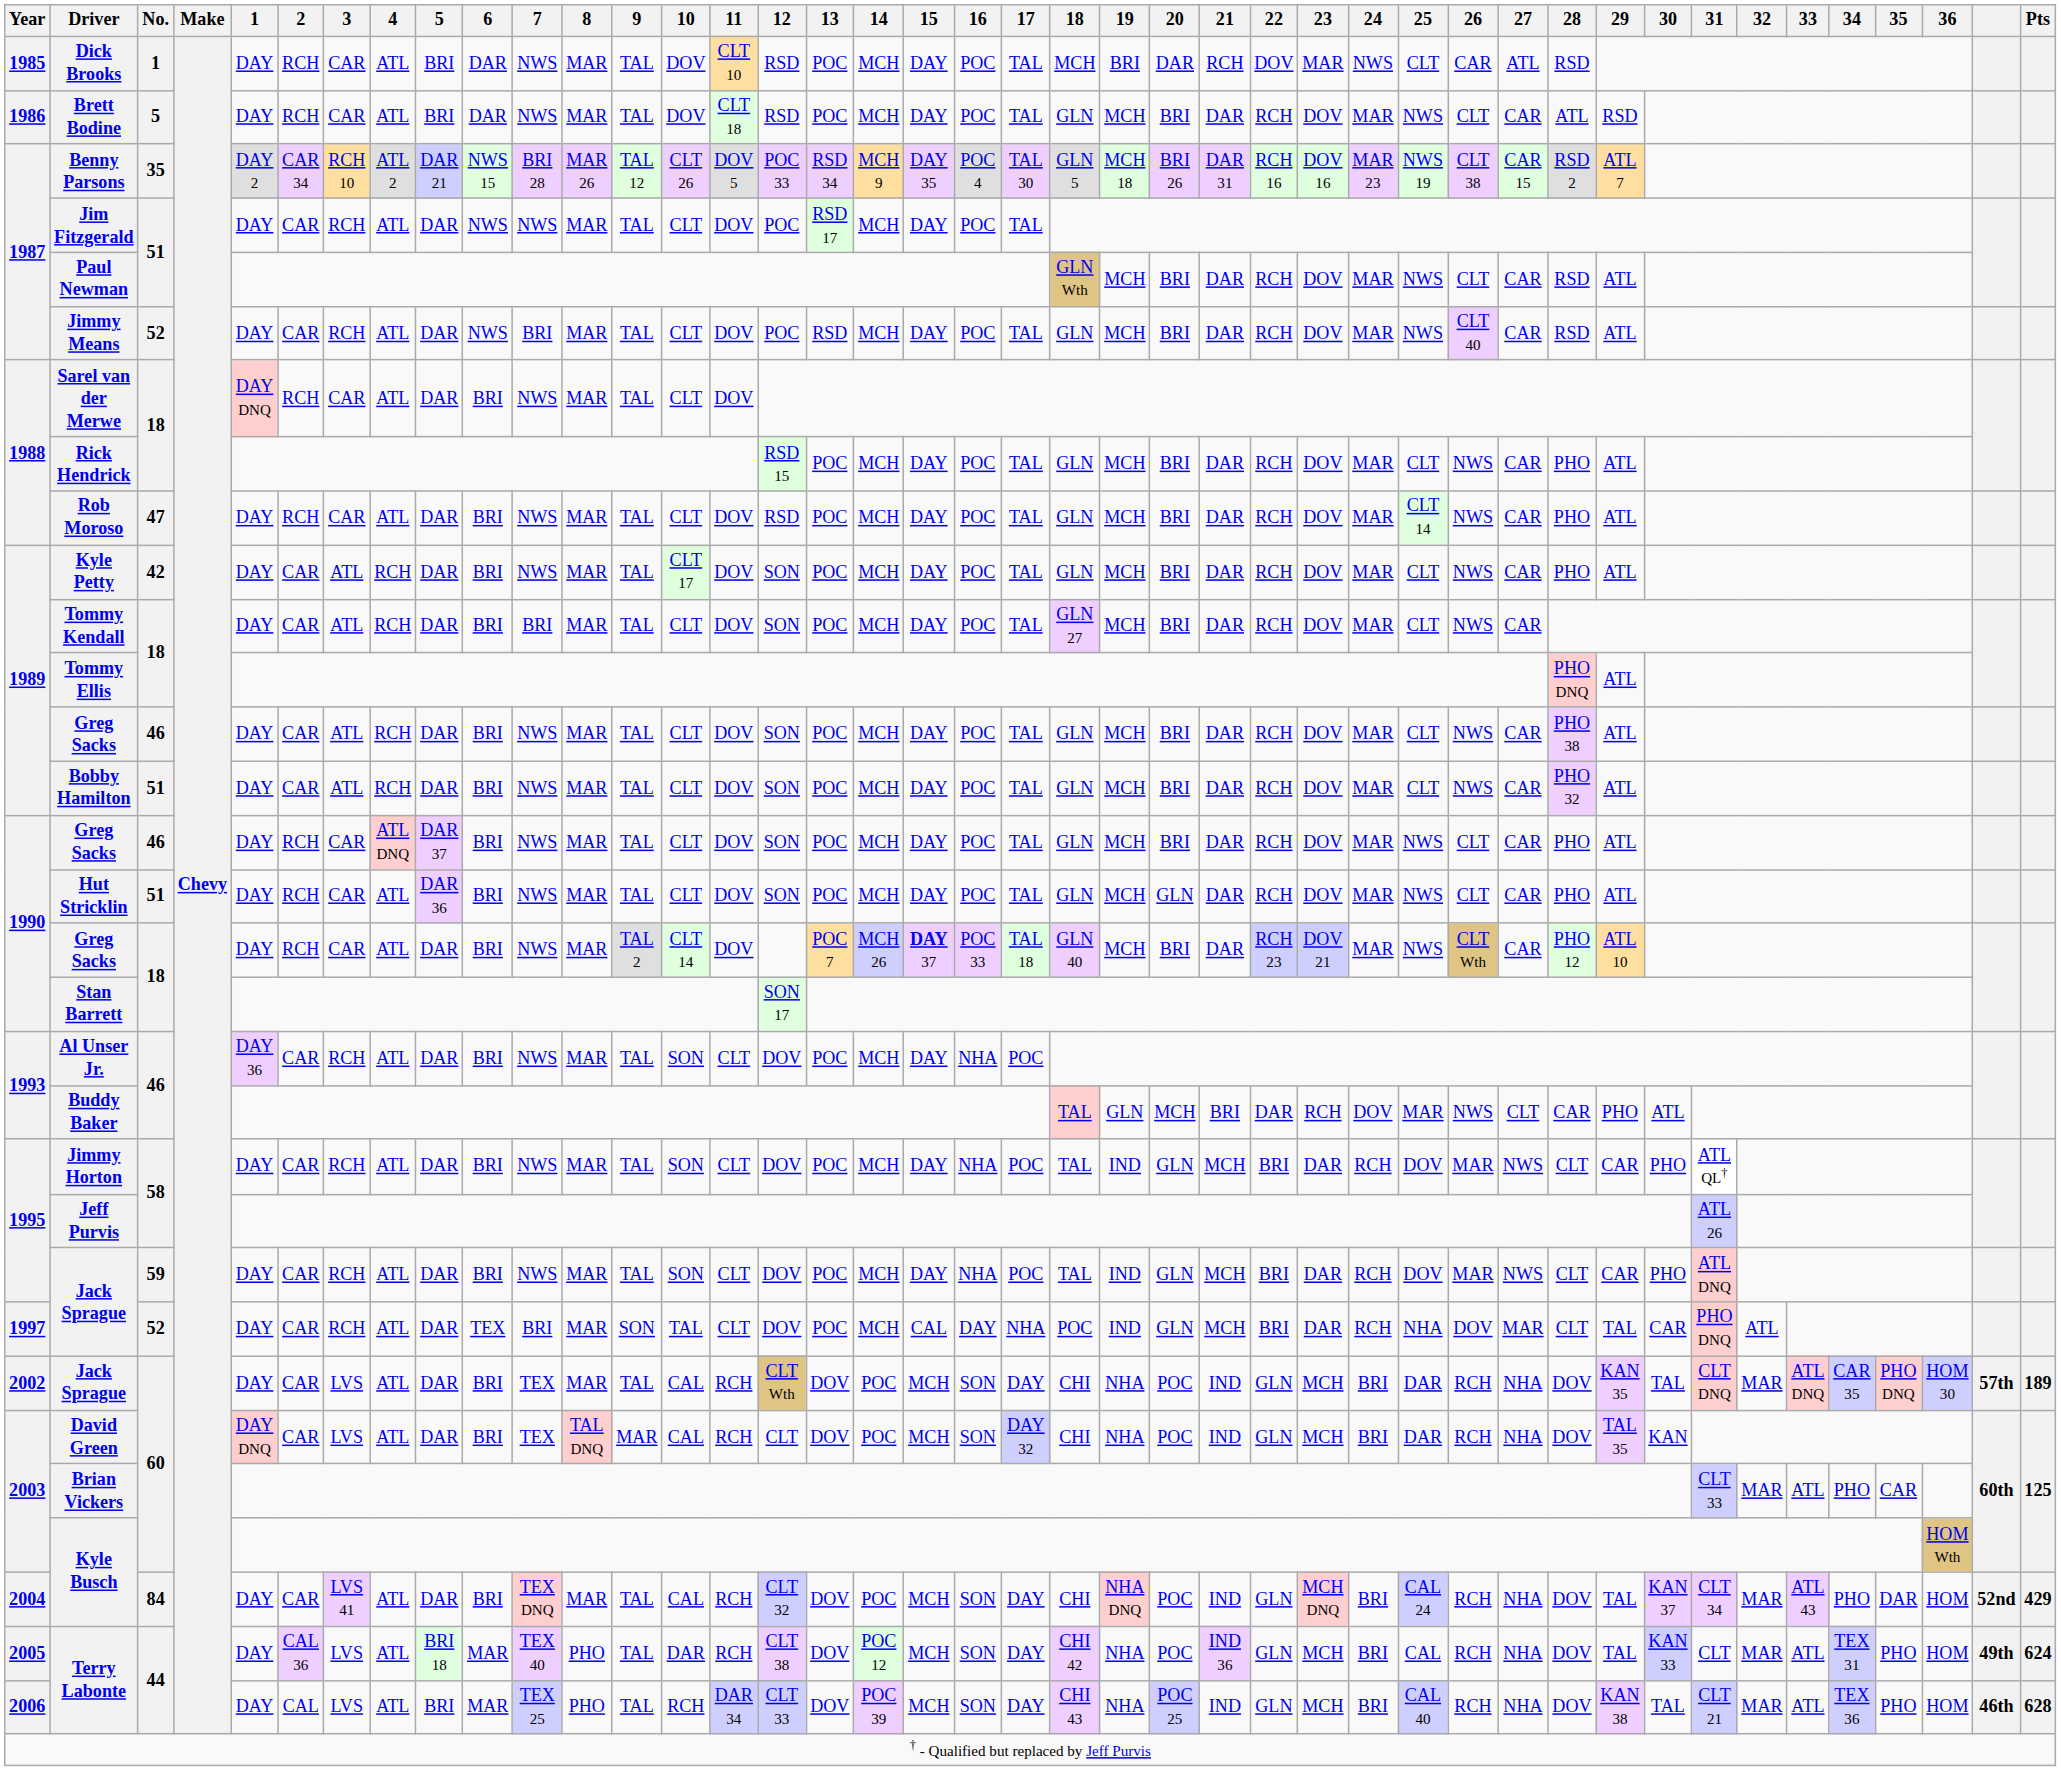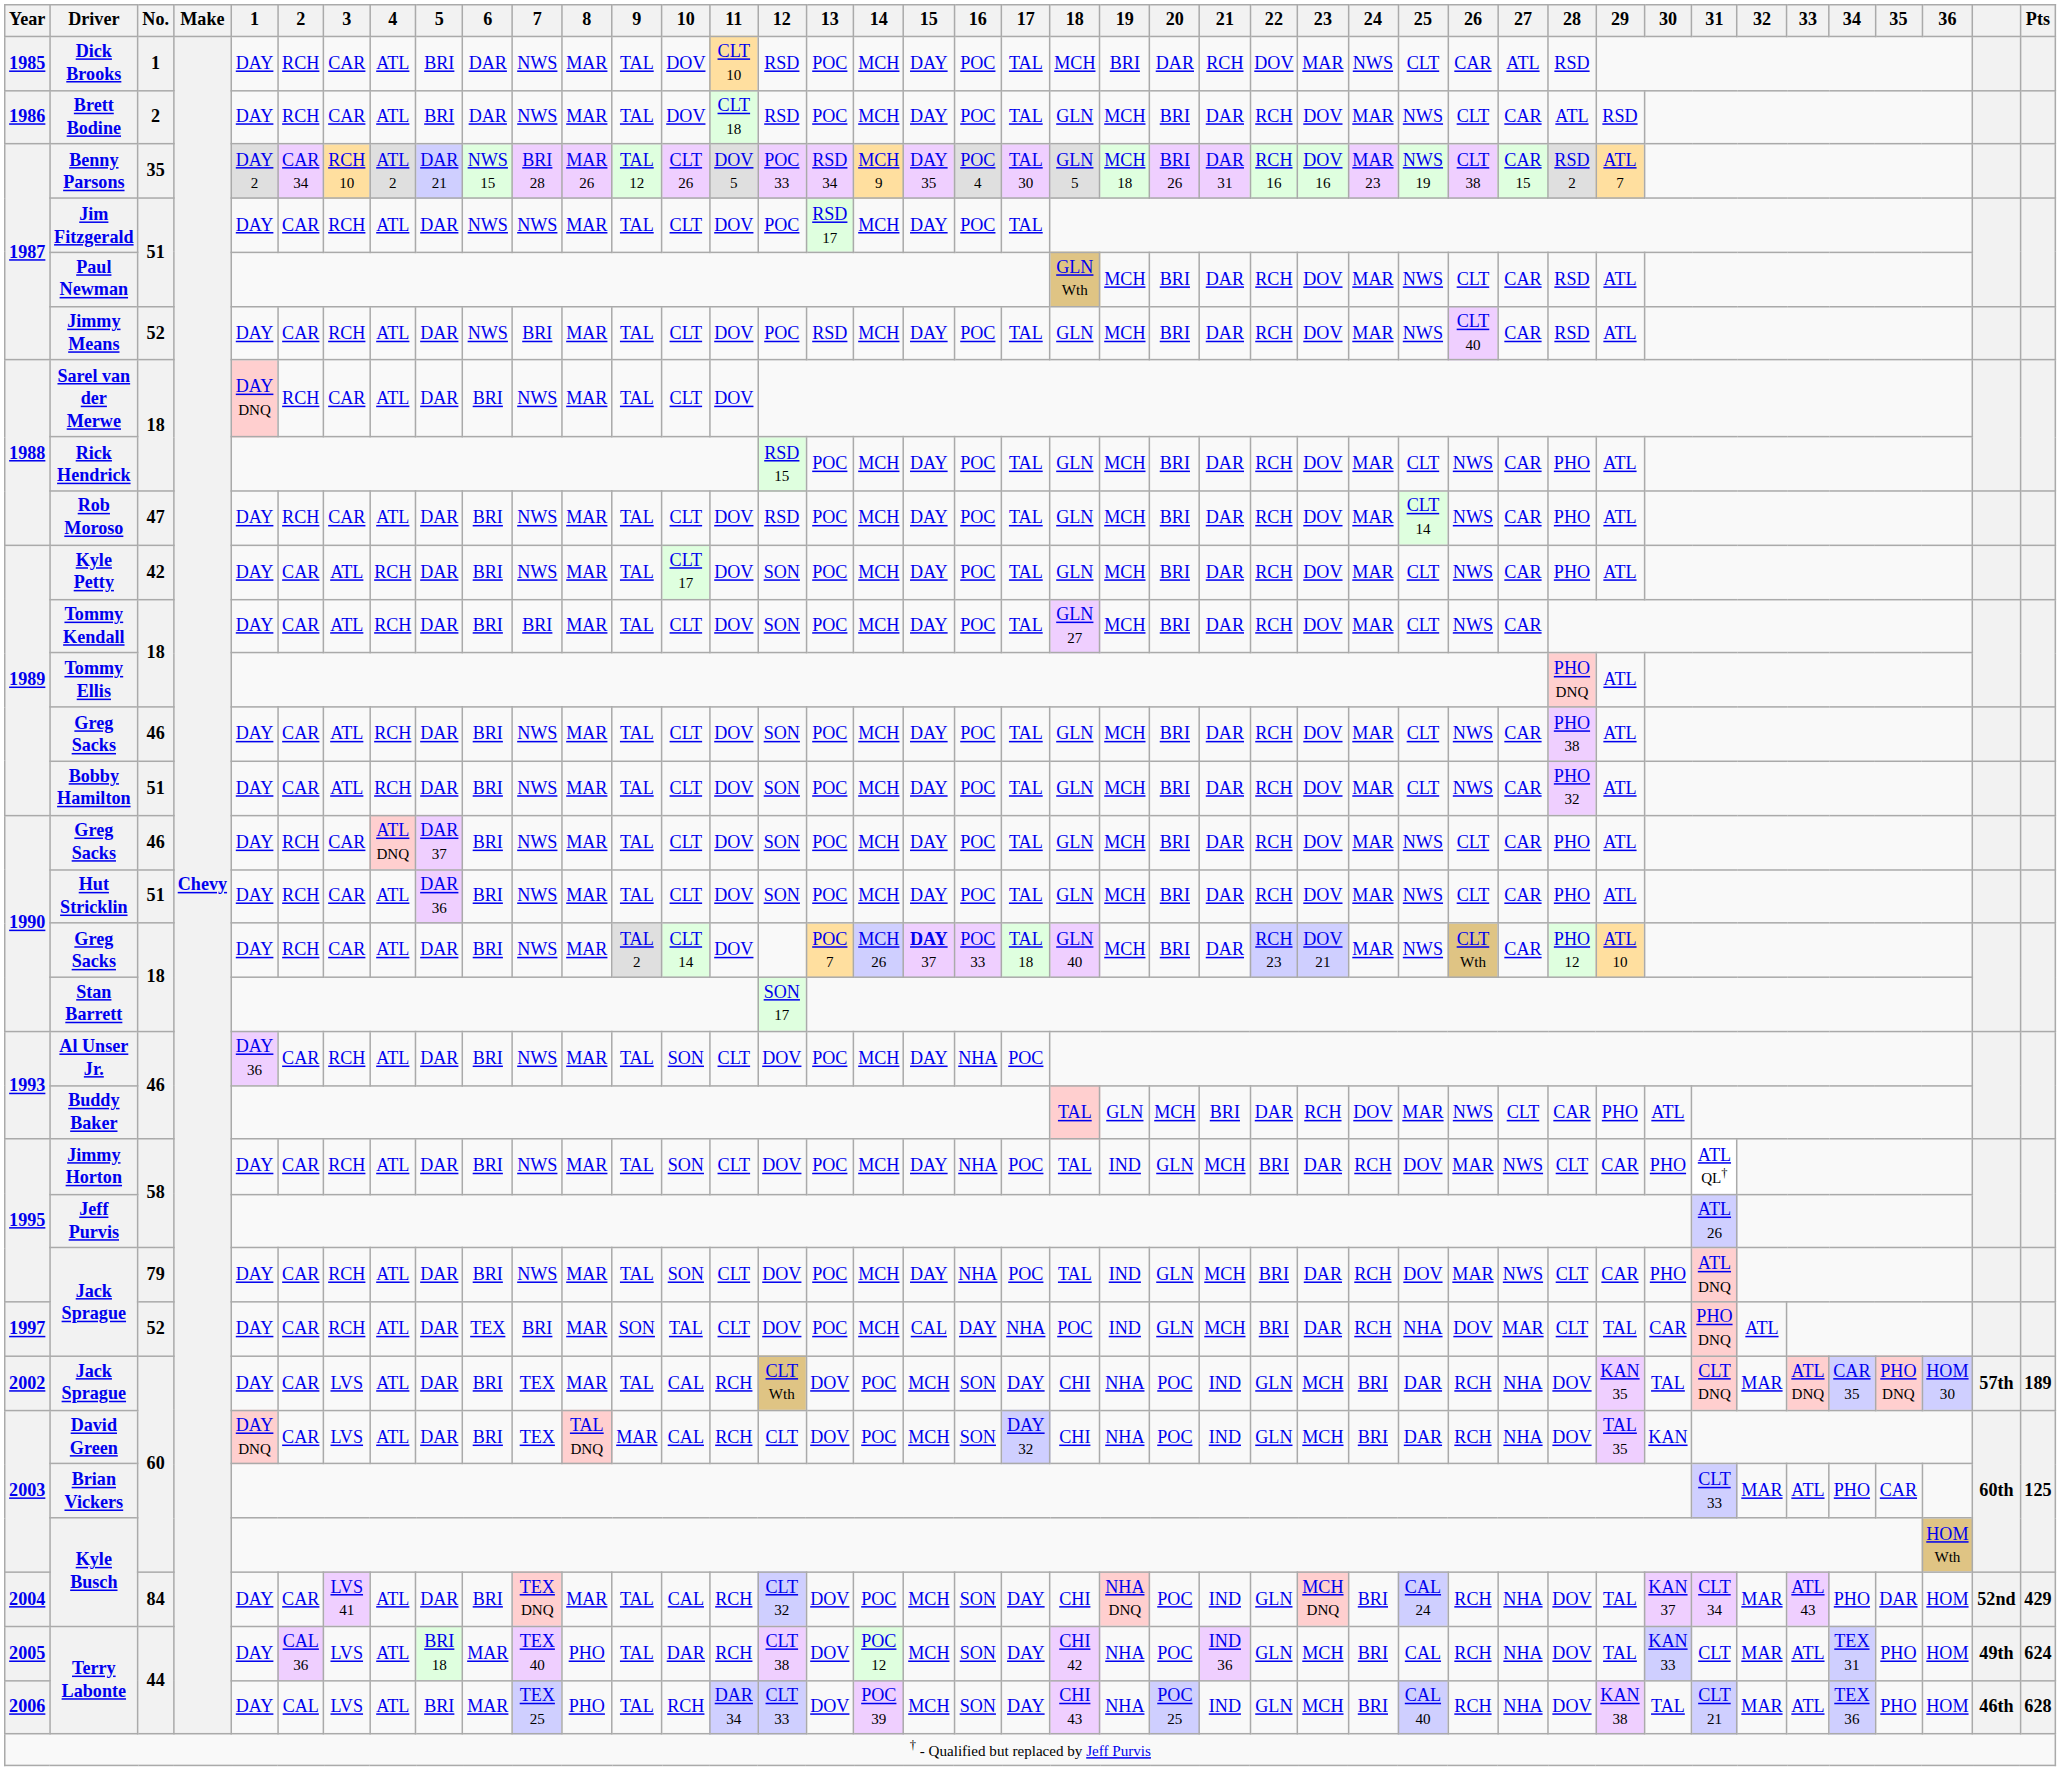(156, 116) 5 -> (156, 116) 2
(1175, 895) GLN -> (1175, 895) BRI
(156, 1274) 59 -> (156, 1274) 79
